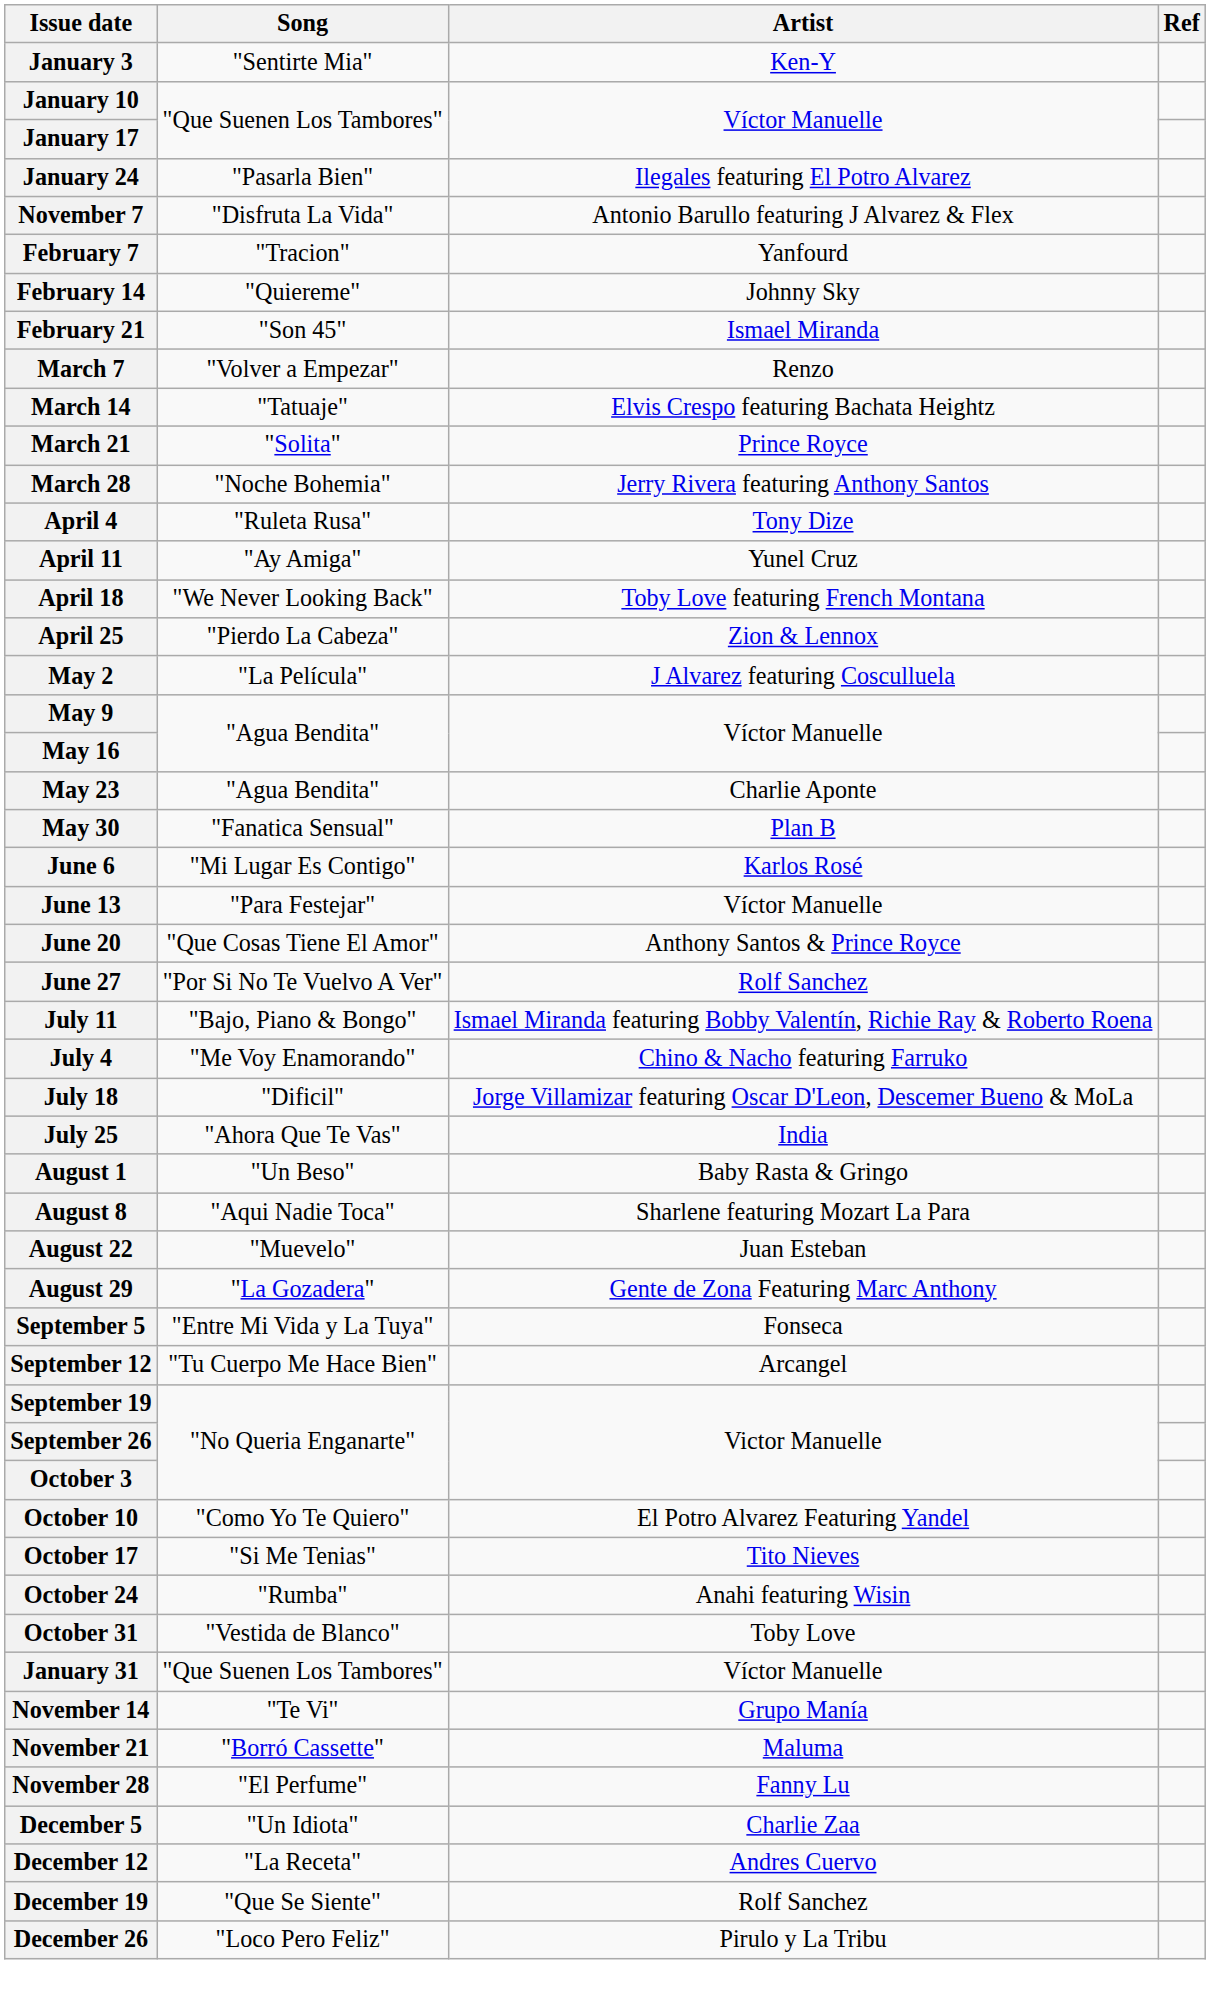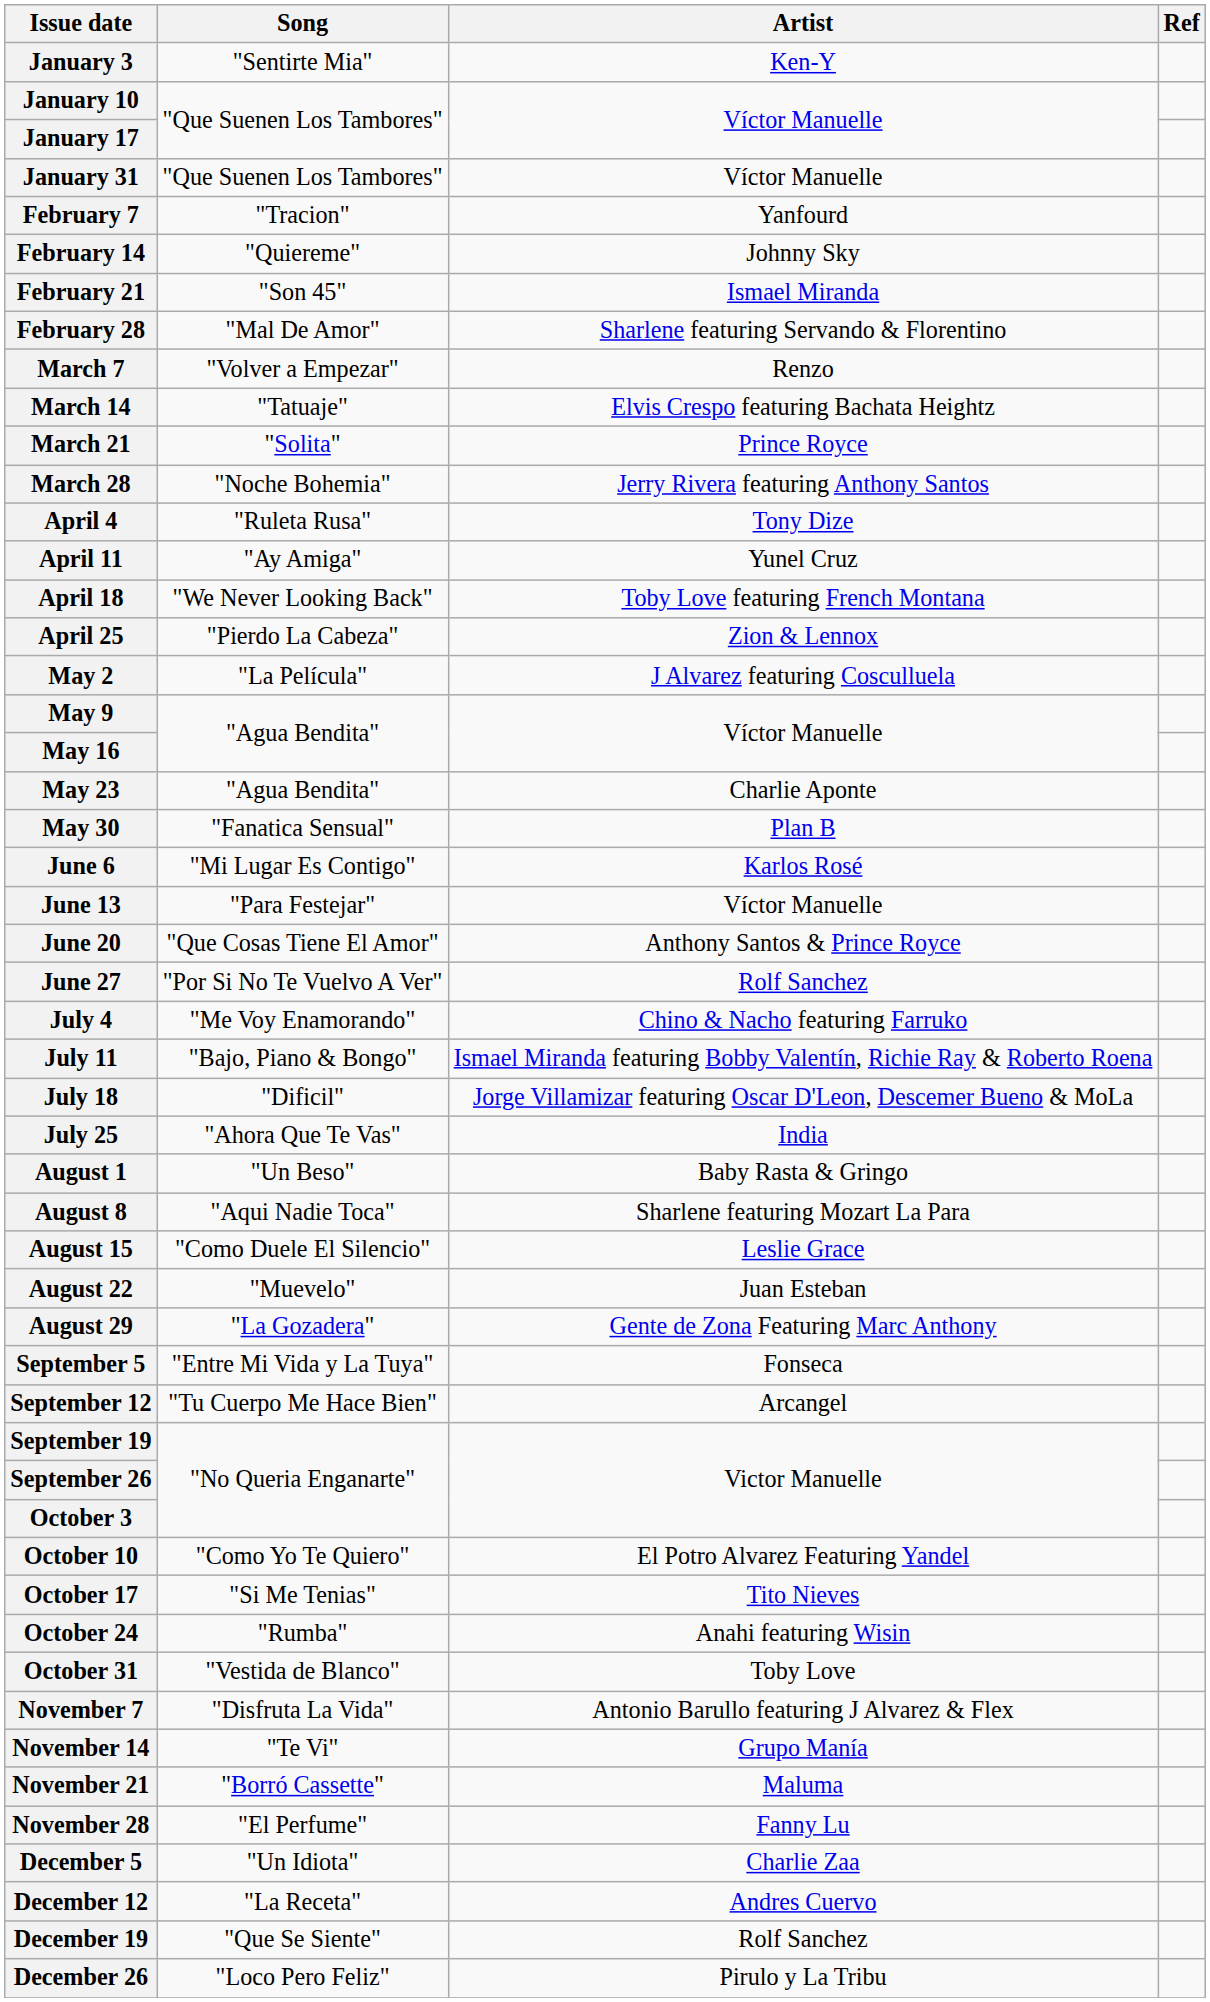- row: (81, 176)
rows swapped: (81, 1671) <-> (81, 215)
+ row: (81, 330)
rows swapped: (81, 1058) <-> (81, 1019)
+ row: (81, 1249)
